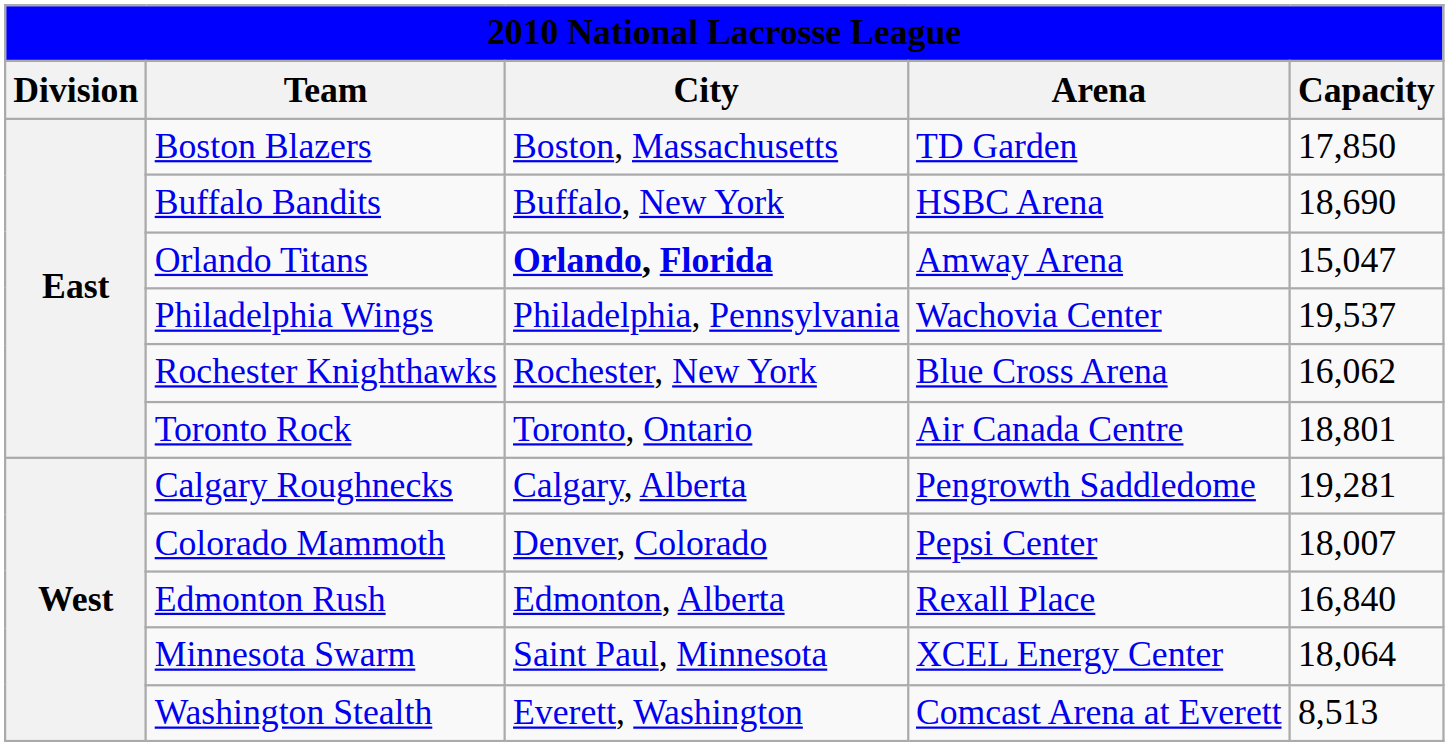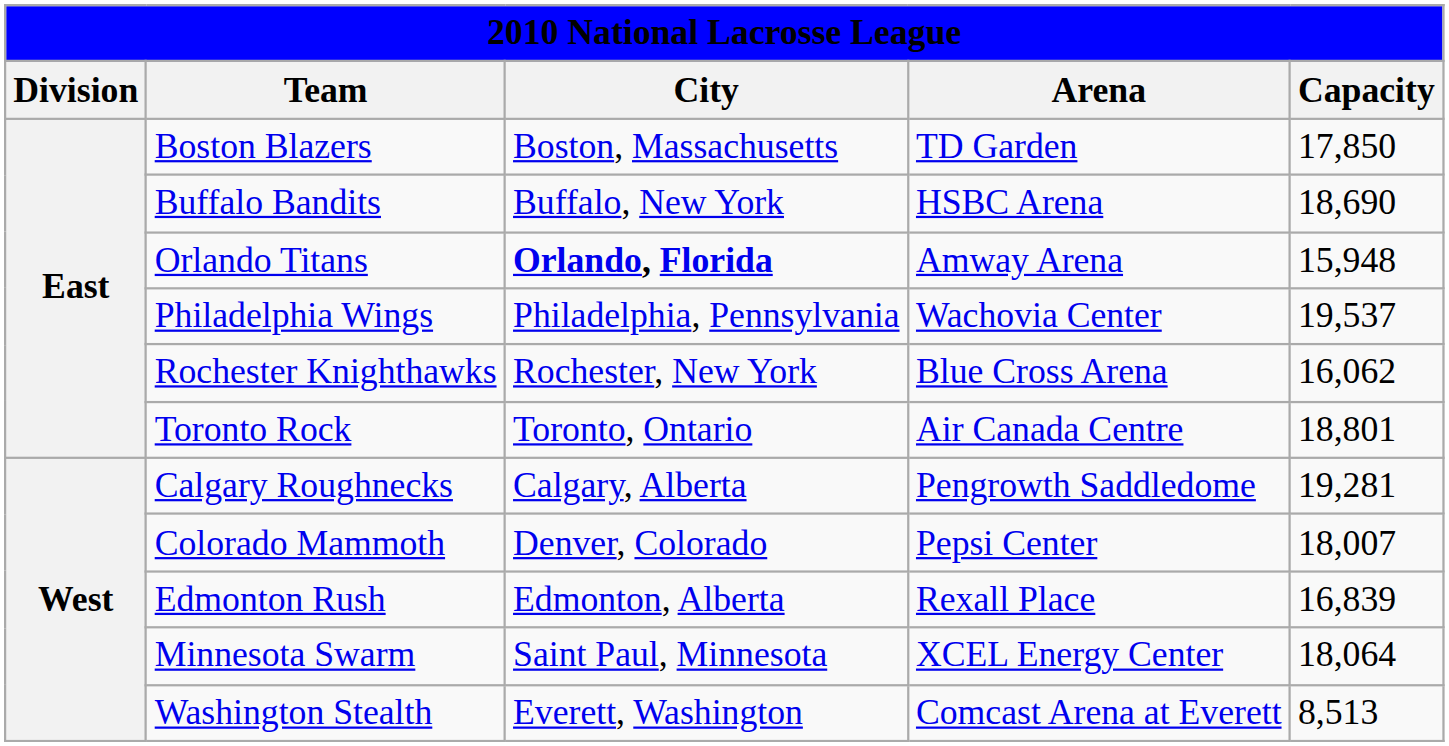(1347, 259) 15,047 -> (1347, 259) 15,948
(1347, 598) 16,840 -> (1347, 598) 16,839
